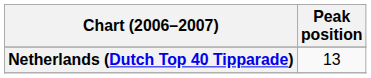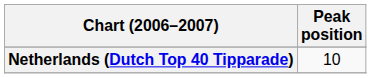(332, 60) 13 -> (332, 60) 10
